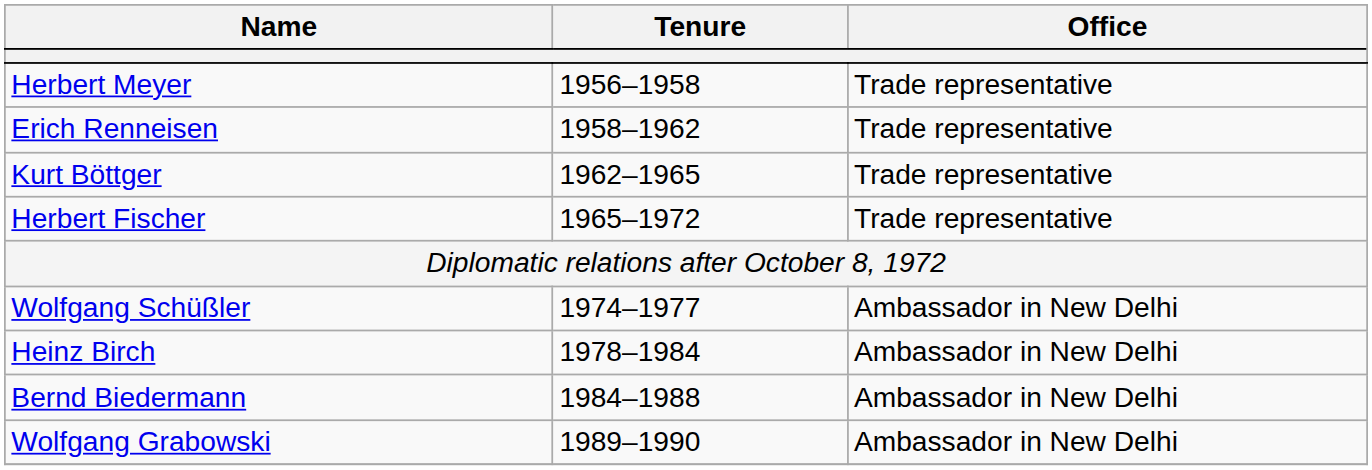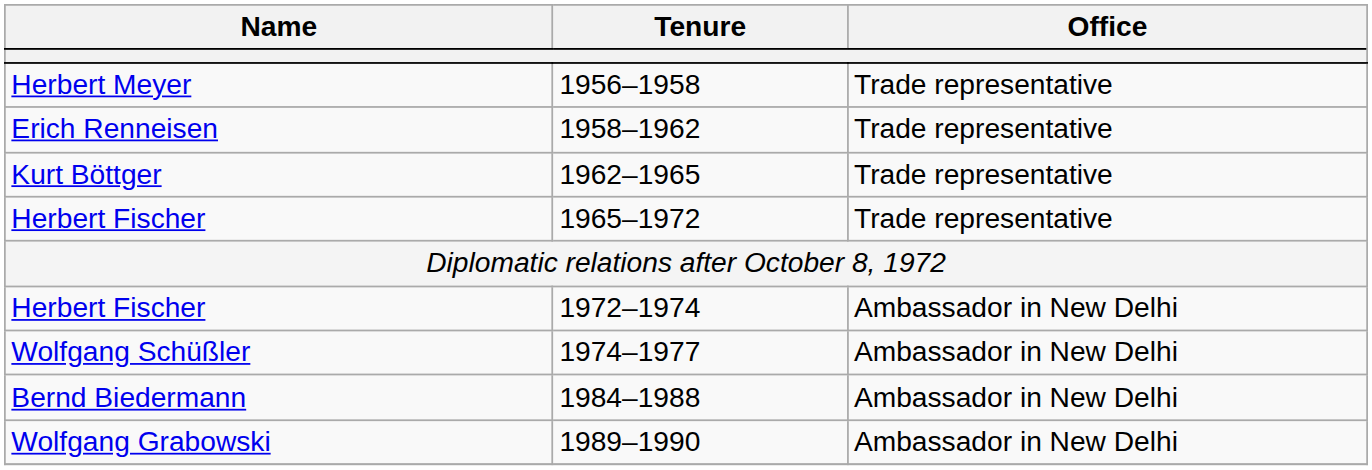+ row: (108, 307)
- row: (83, 352)
